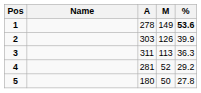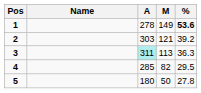(166, 39) 126 -> (166, 39) 121
(186, 39) 39.9 -> (186, 39) 39.2
(147, 53) no background -> (147, 53) paleturquoise background
(147, 67) 281 -> (147, 67) 285
(166, 67) 52 -> (166, 67) 82
(186, 67) 29.2 -> (186, 67) 29.5
